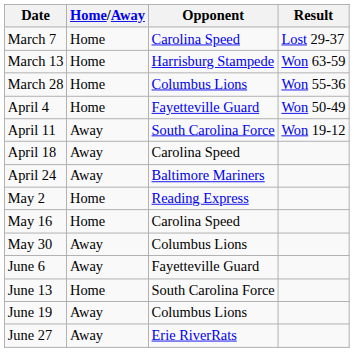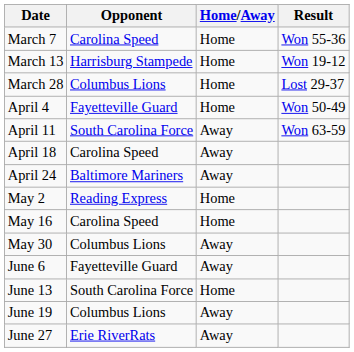columns swapped: (213, 15) <-> (107, 15)
(313, 38) Lost 29-37 -> (313, 38) Won 55-36
(313, 61) Won 63-59 -> (313, 61) Won 19-12
(313, 84) Won 55-36 -> (313, 84) Lost 29-37
(313, 130) Won 19-12 -> (313, 130) Won 63-59
